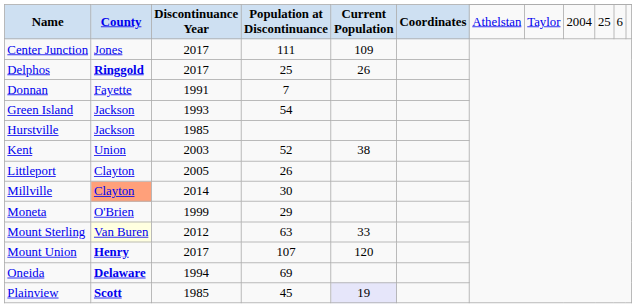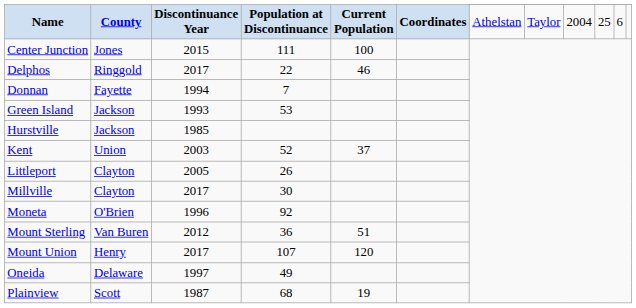(196, 49) 2017 -> (196, 49) 2015
(364, 49) 109 -> (364, 49) 100
(119, 69) bold -> (118, 69) normal
(286, 69) 25 -> (286, 69) 22
(364, 69) 26 -> (364, 69) 46
(196, 89) 1991 -> (196, 89) 1994
(286, 110) 54 -> (286, 110) 53
(364, 150) 38 -> (364, 150) 37
(114, 191) lightsalmon background -> (114, 191) no background
(196, 191) 2014 -> (196, 191) 2017
(196, 211) 1999 -> (196, 211) 1996
(286, 211) 29 -> (286, 211) 92
(121, 232) lightyellow background -> (121, 232) no background
(286, 232) 63 -> (286, 232) 36
(364, 232) 33 -> (364, 232) 51
(111, 252) bold -> (110, 252) normal
(120, 272) bold -> (118, 272) normal
(196, 272) 1994 -> (196, 272) 1997
(286, 272) 69 -> (286, 272) 49
(108, 292) bold -> (107, 292) normal
(196, 292) 1985 -> (196, 292) 1987
(286, 292) 45 -> (286, 292) 68
(364, 292) lavender background -> (364, 292) no background
